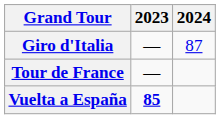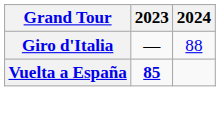(194, 45) 87 -> (194, 45) 88
- row: (68, 72)
